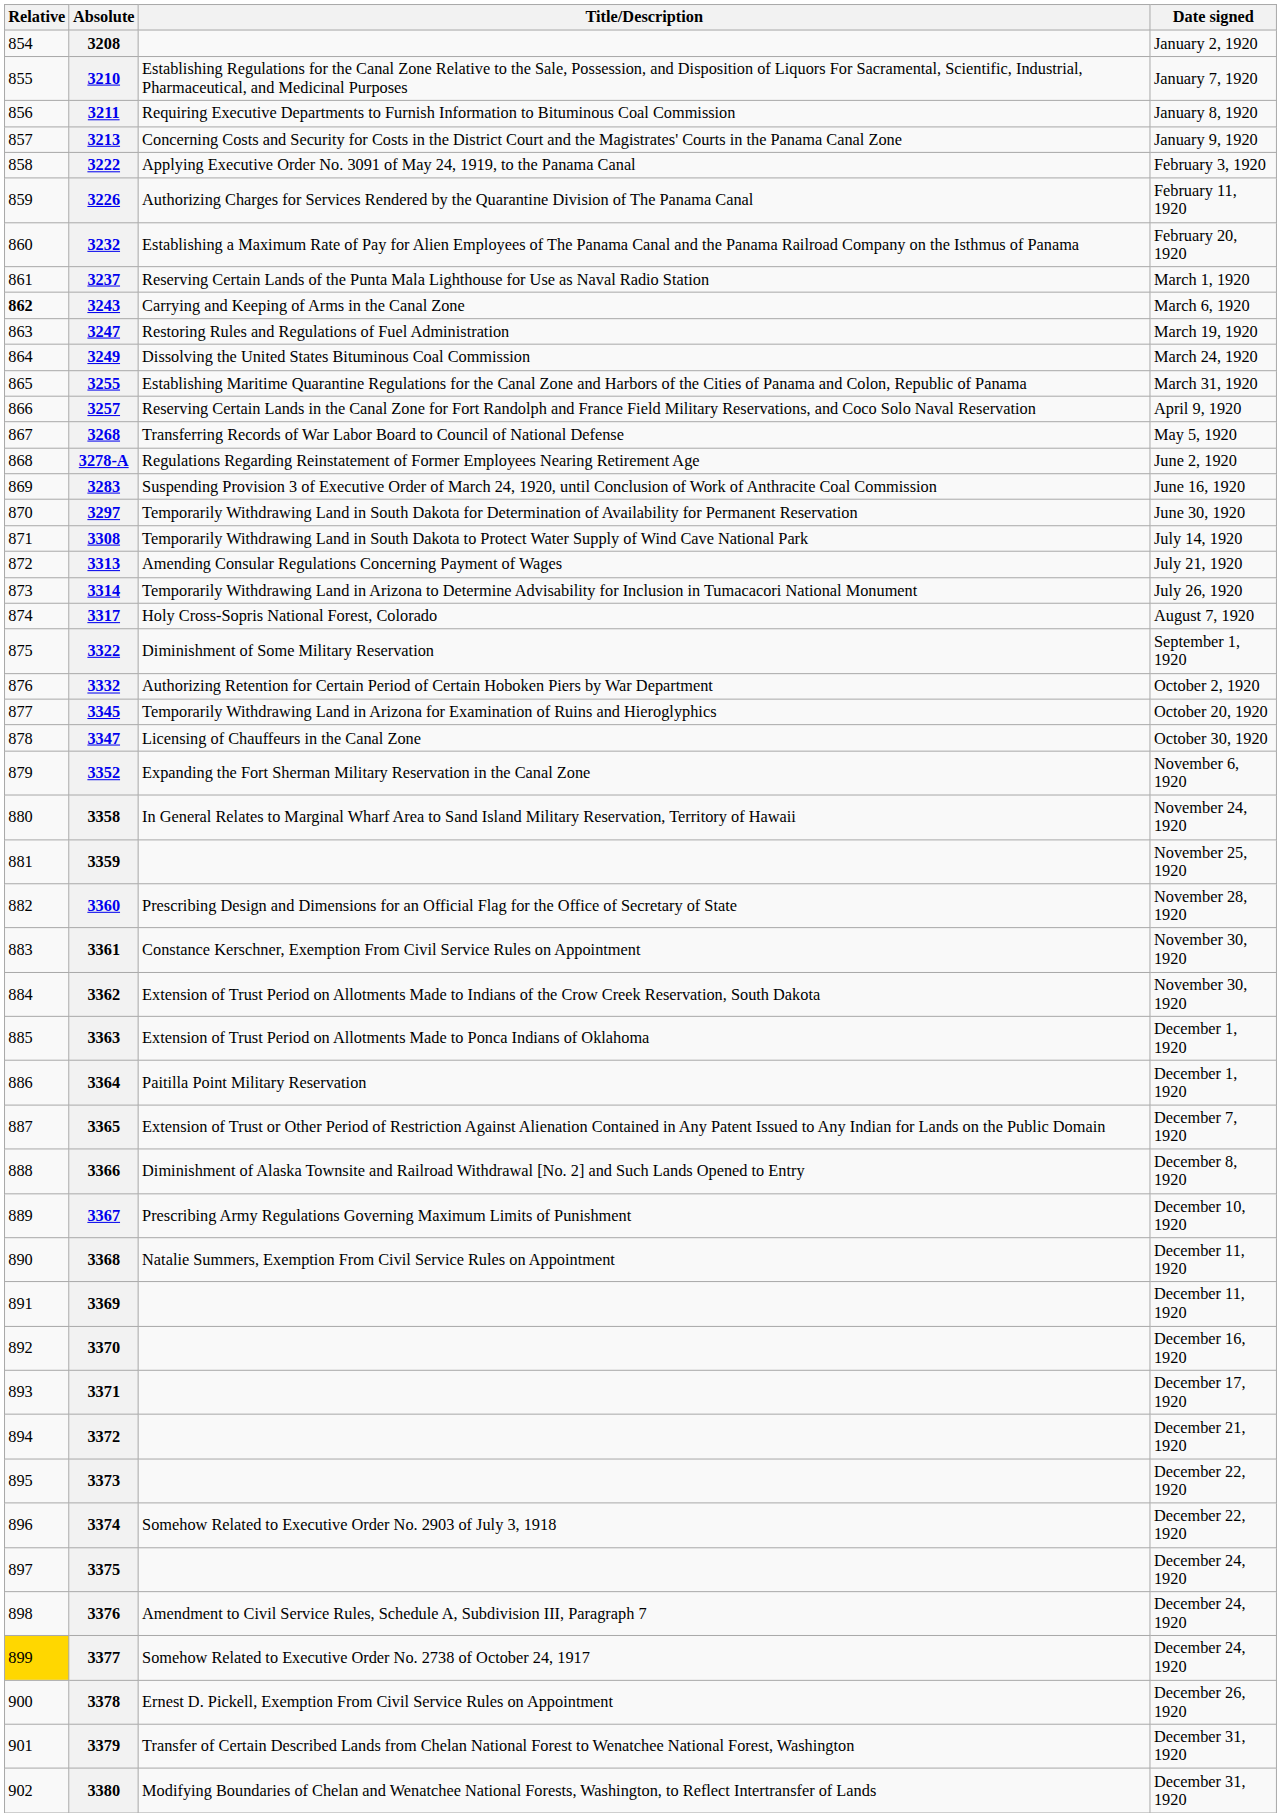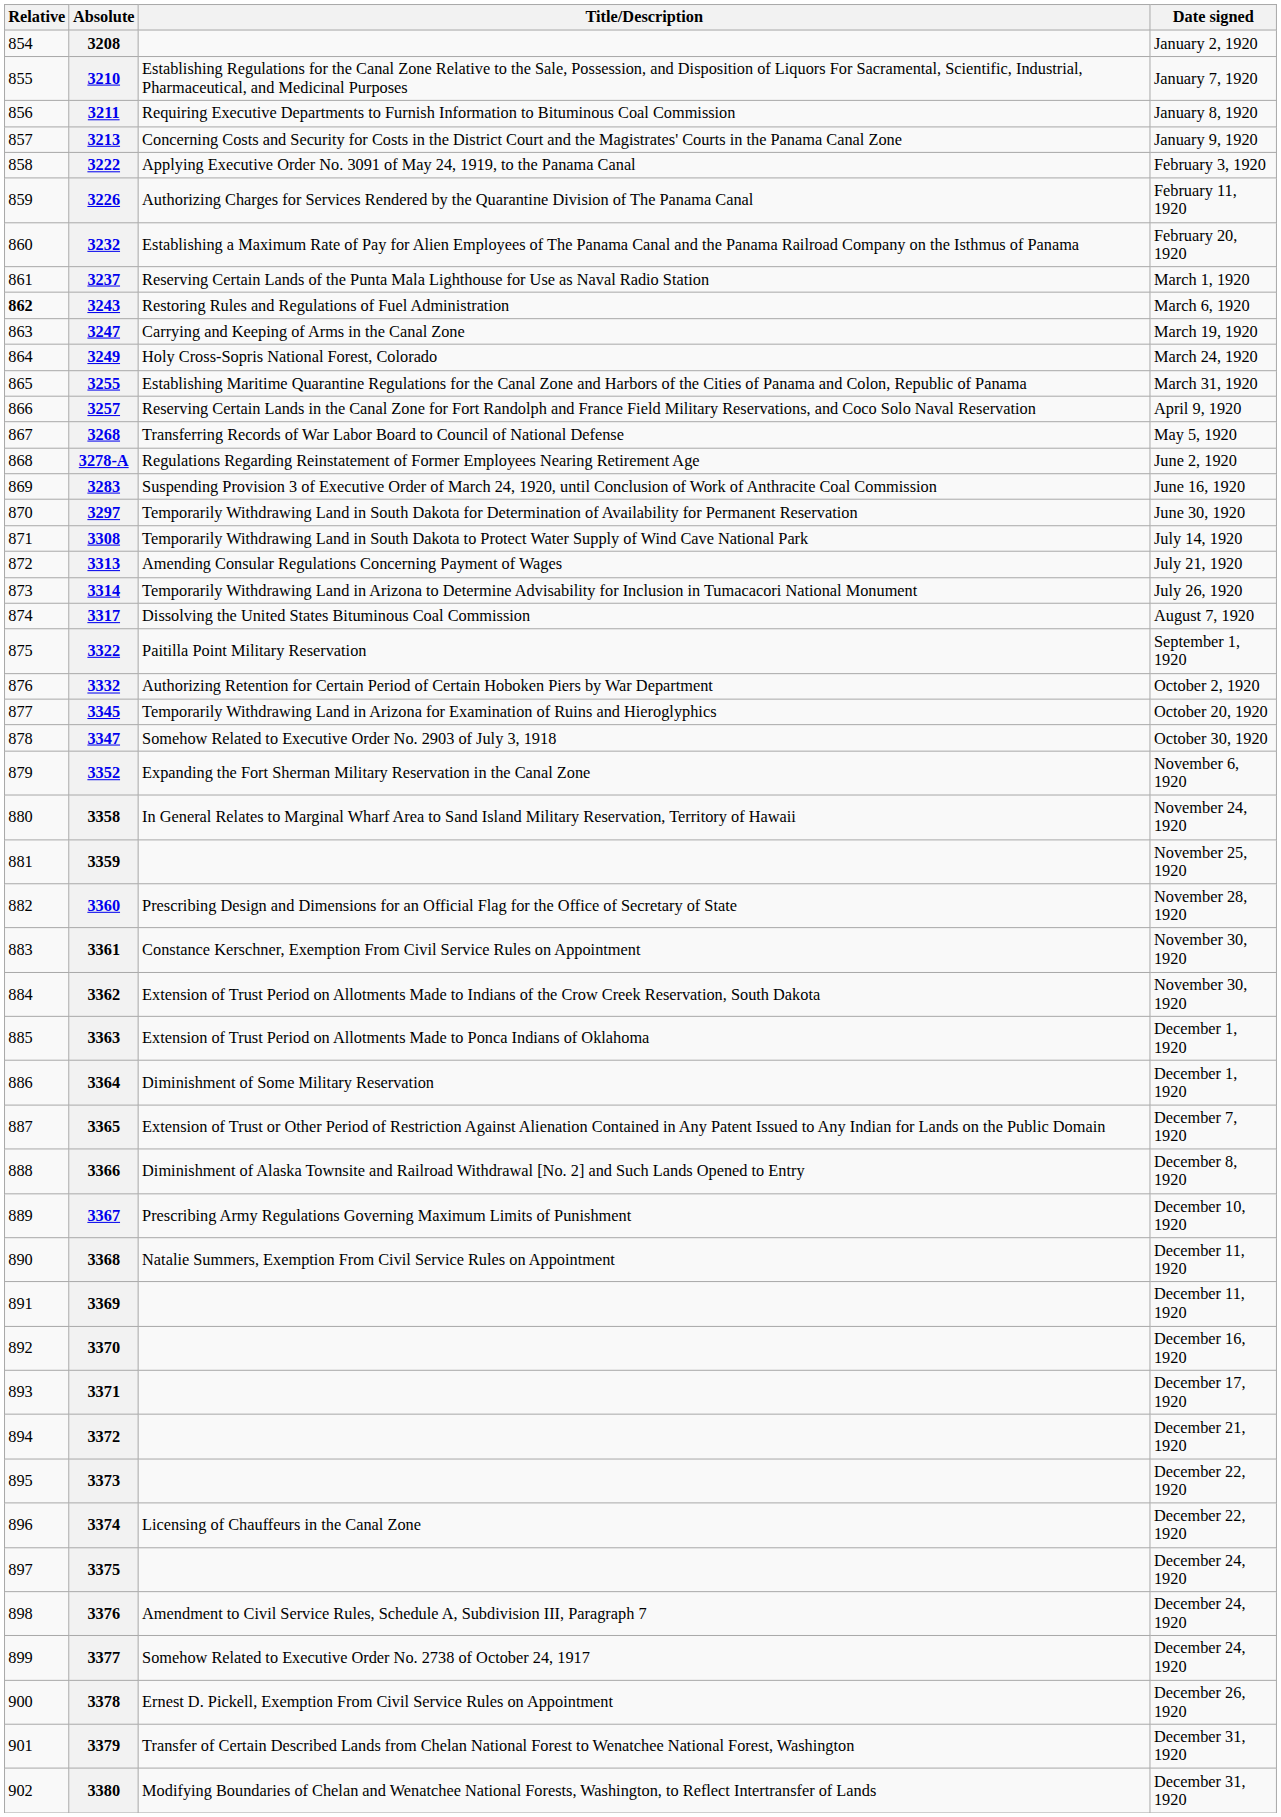(303, 305) Carrying and Keeping of Arms in the Canal Zone -> (326, 305) Restoring Rules and Regulations of Fuel Administration
(326, 331) Restoring Rules and Regulations of Fuel Administration -> (303, 331) Carrying and Keeping of Arms in the Canal Zone
(336, 357) Dissolving the United States Bituminous Coal Commission -> (290, 357) Holy Cross-Sopris National Forest, Colorado
(290, 616) Holy Cross-Sopris National Forest, Colorado -> (336, 616) Dissolving the United States Bituminous Coal Commission
(288, 651) Diminishment of Some Military Reservation -> (254, 651) Paitilla Point Military Reservation
(282, 737) Licensing of Chauffeurs in the Canal Zone -> (349, 737) Somehow Related to Executive Order No. 2903 of July 3, 1918
(254, 1082) Paitilla Point Military Reservation -> (288, 1082) Diminishment of Some Military Reservation
(349, 1525) Somehow Related to Executive Order No. 2903 of July 3, 1918 -> (282, 1525) Licensing of Chauffeurs in the Canal Zone
(21, 1657) gold background -> (21, 1657) no background
